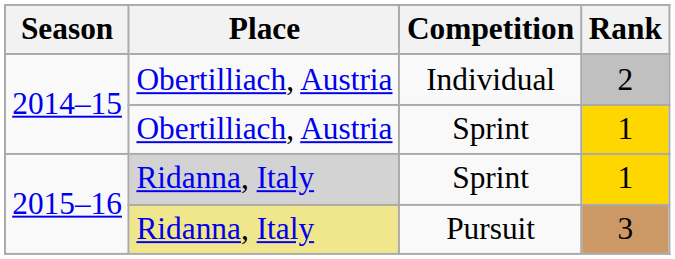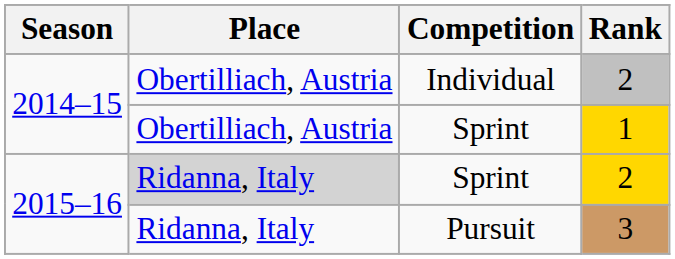(625, 178) 1 -> (625, 178) 2
(225, 228) khaki background -> (225, 228) no background
